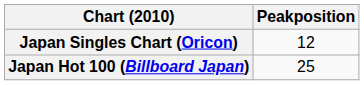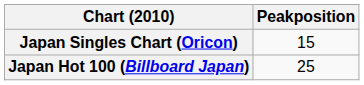(306, 42) 12 -> (306, 42) 15
